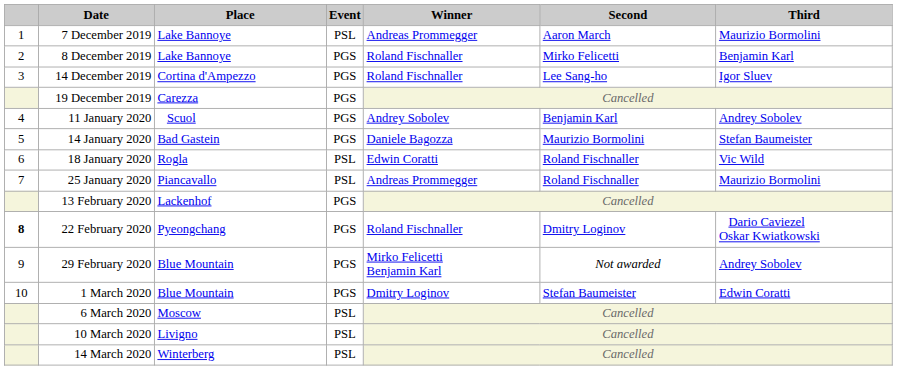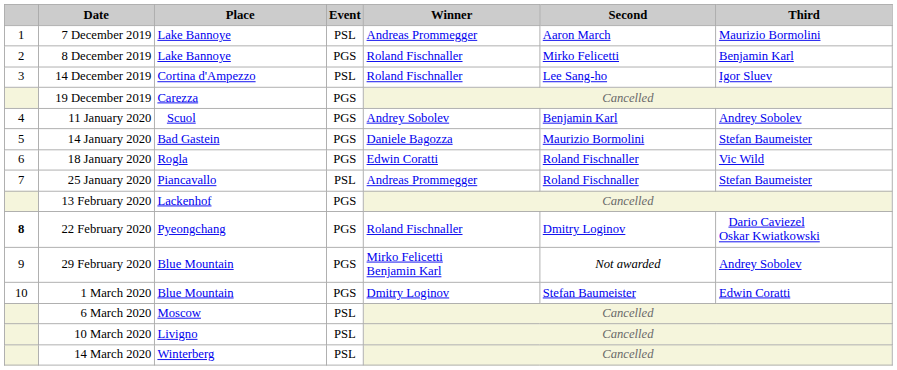(345, 76) PGS -> (345, 76) PSL
(345, 159) PSL -> (345, 159) PGS
(770, 180) Maurizio Bormolini -> (766, 180) Stefan Baumeister
